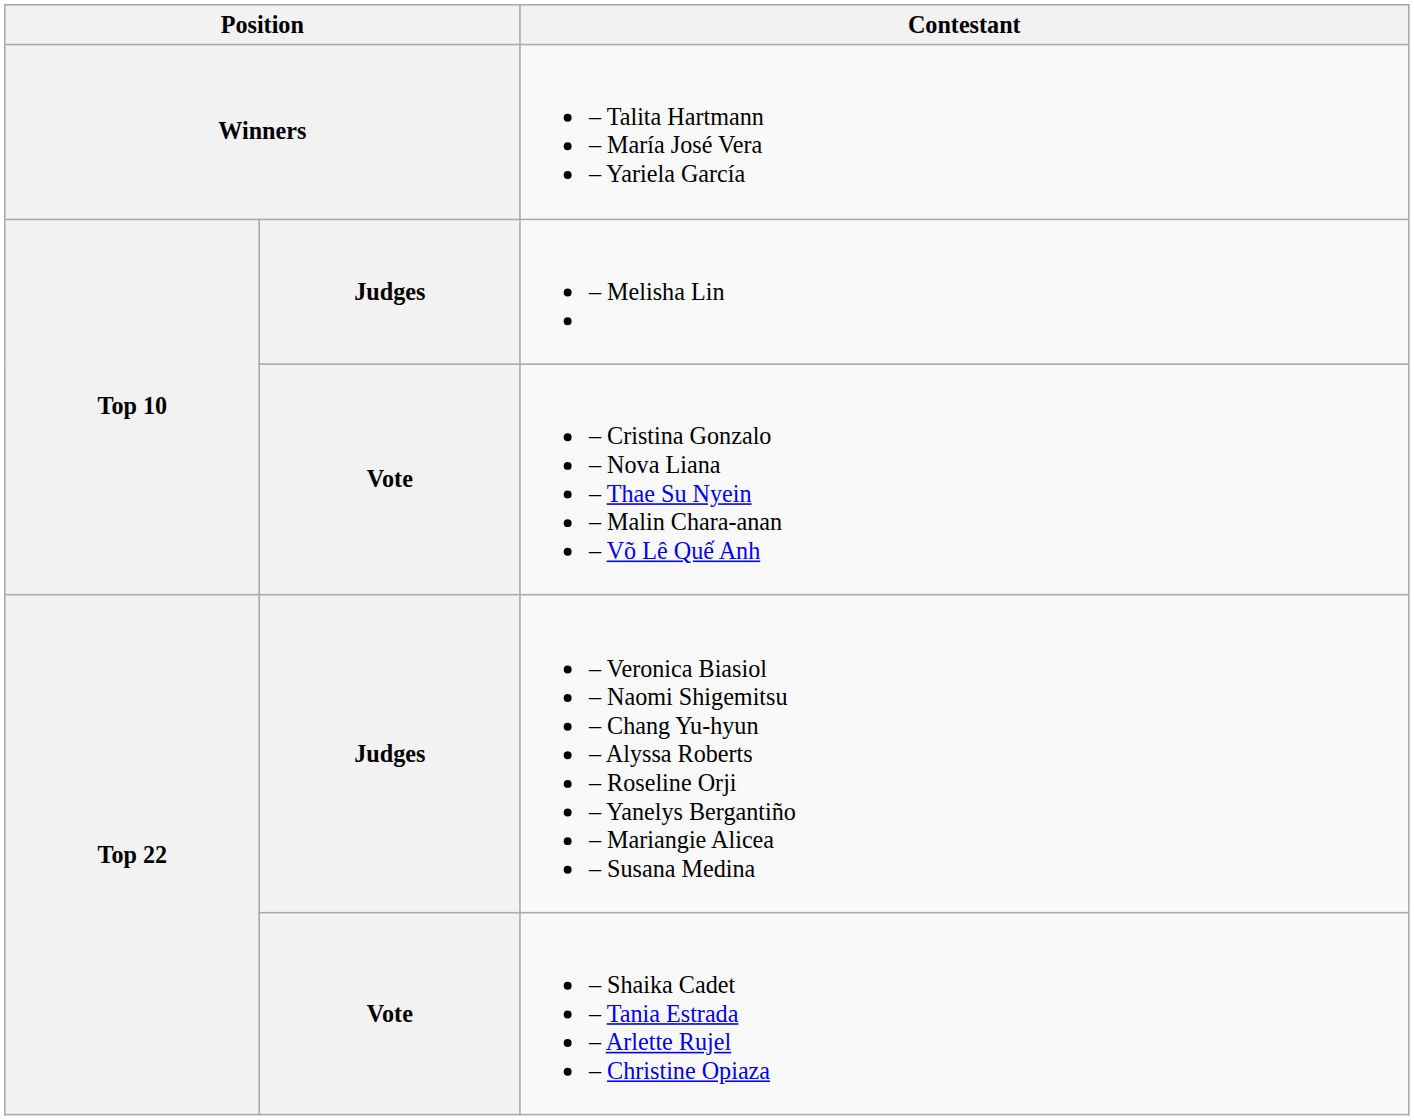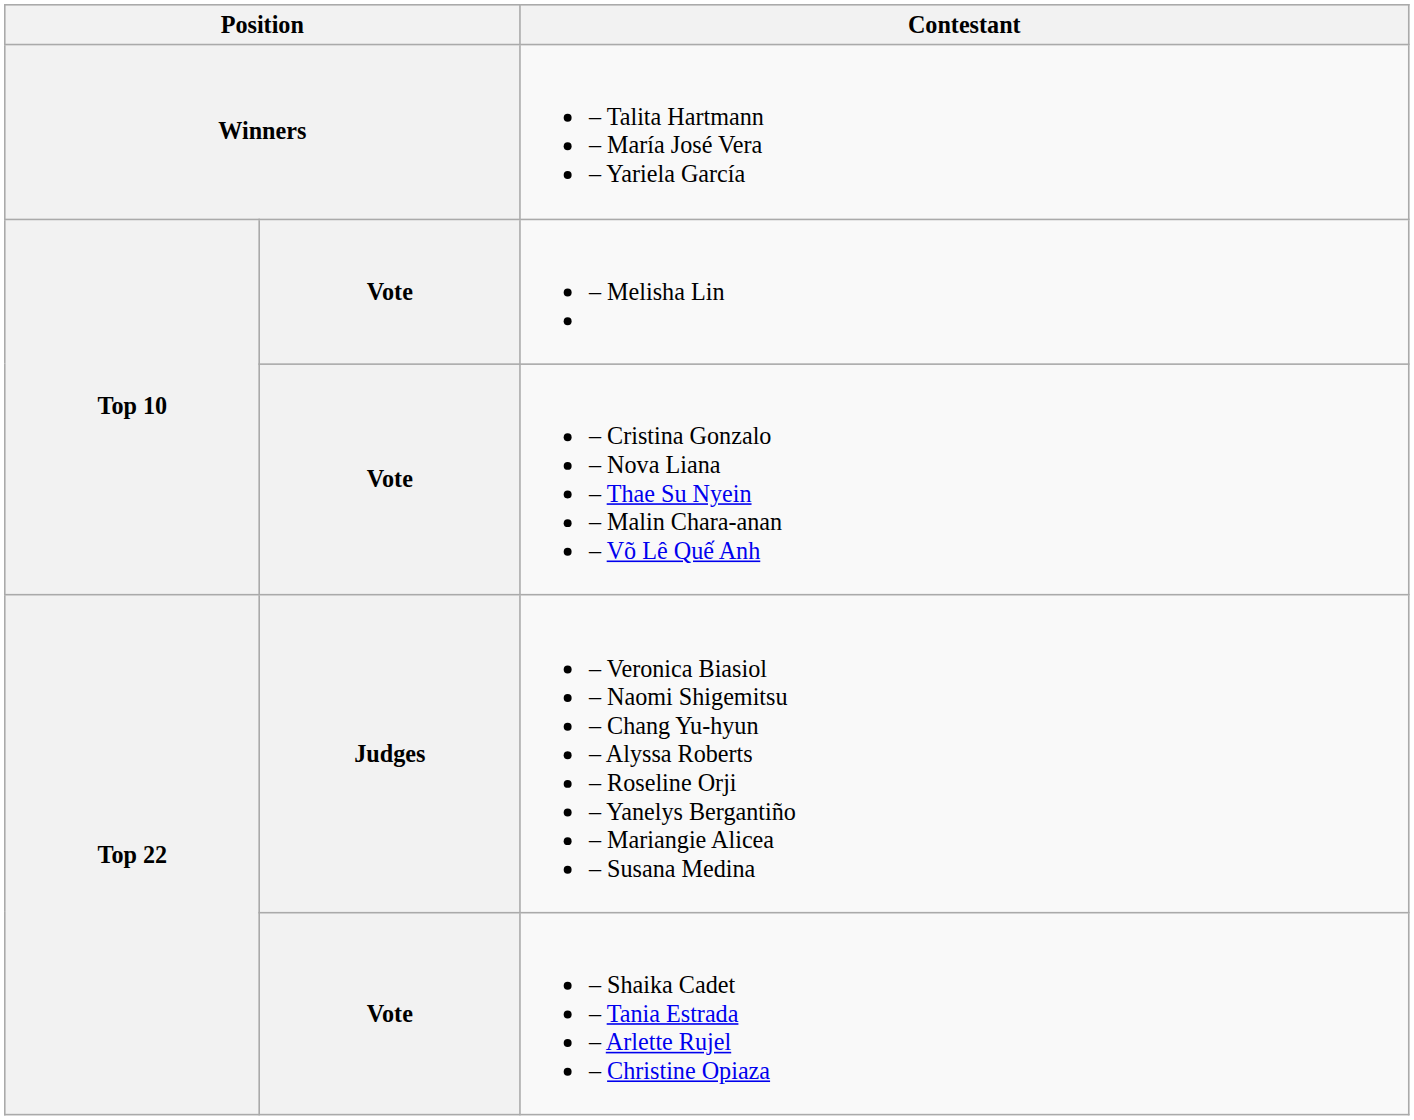(390, 291) Judges -> (390, 291) Vote
